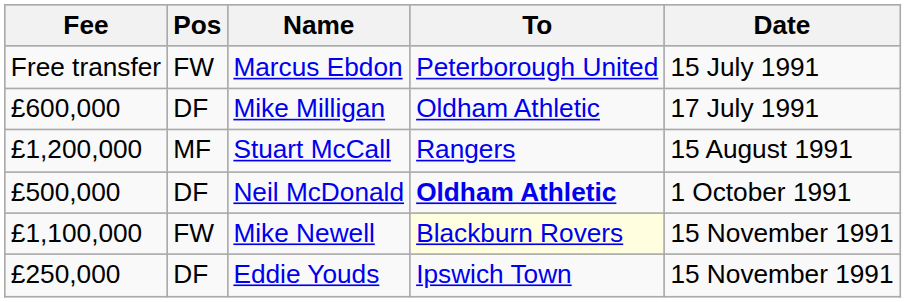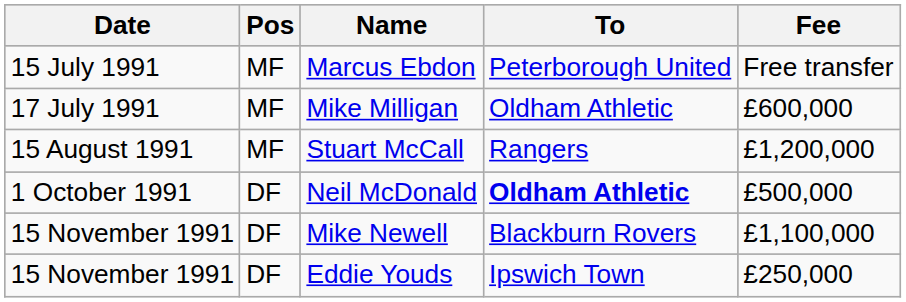columns swapped: (782, 25) <-> (86, 25)
(194, 66) FW -> (265, 66) MF
(191, 108) DF -> (265, 108) MF
(194, 233) FW -> (264, 233) DF
(520, 233) lightyellow background -> (593, 233) no background
